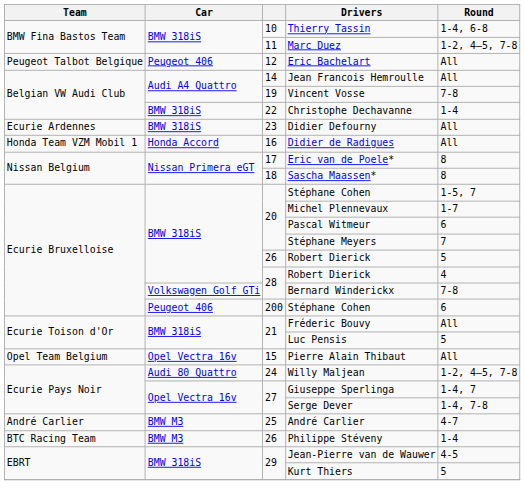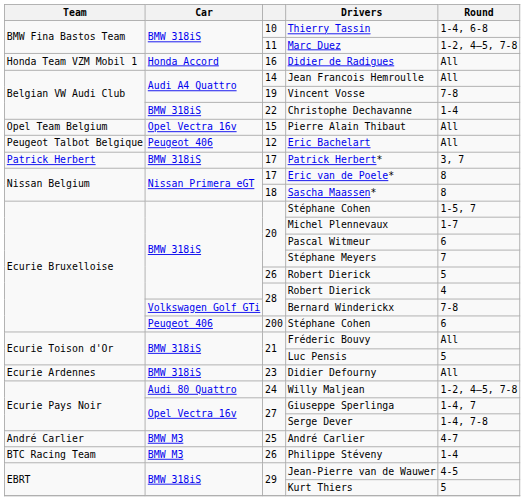rows swapped: (271, 62) <-> (271, 144)
rows swapped: (271, 357) <-> (271, 127)
+ row: (271, 160)
